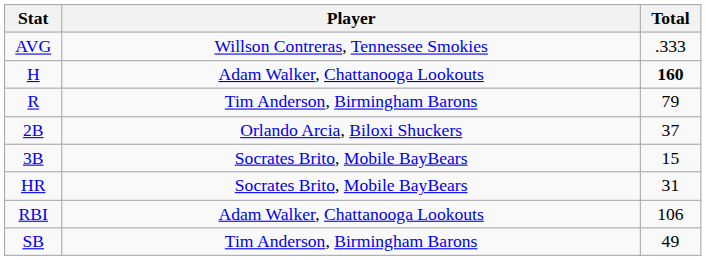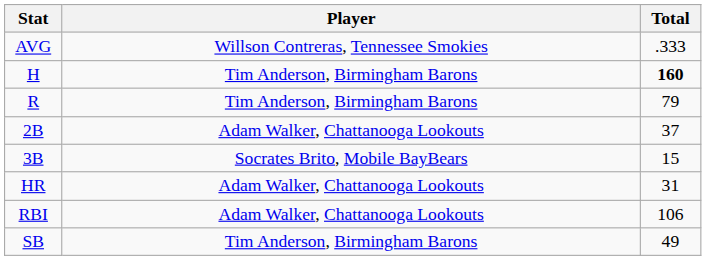(351, 74) Adam Walker, Chattanooga Lookouts -> (351, 74) Tim Anderson, Birmingham Barons
(351, 130) Orlando Arcia, Biloxi Shuckers -> (351, 130) Adam Walker, Chattanooga Lookouts
(351, 185) Socrates Brito, Mobile BayBears -> (351, 185) Adam Walker, Chattanooga Lookouts
